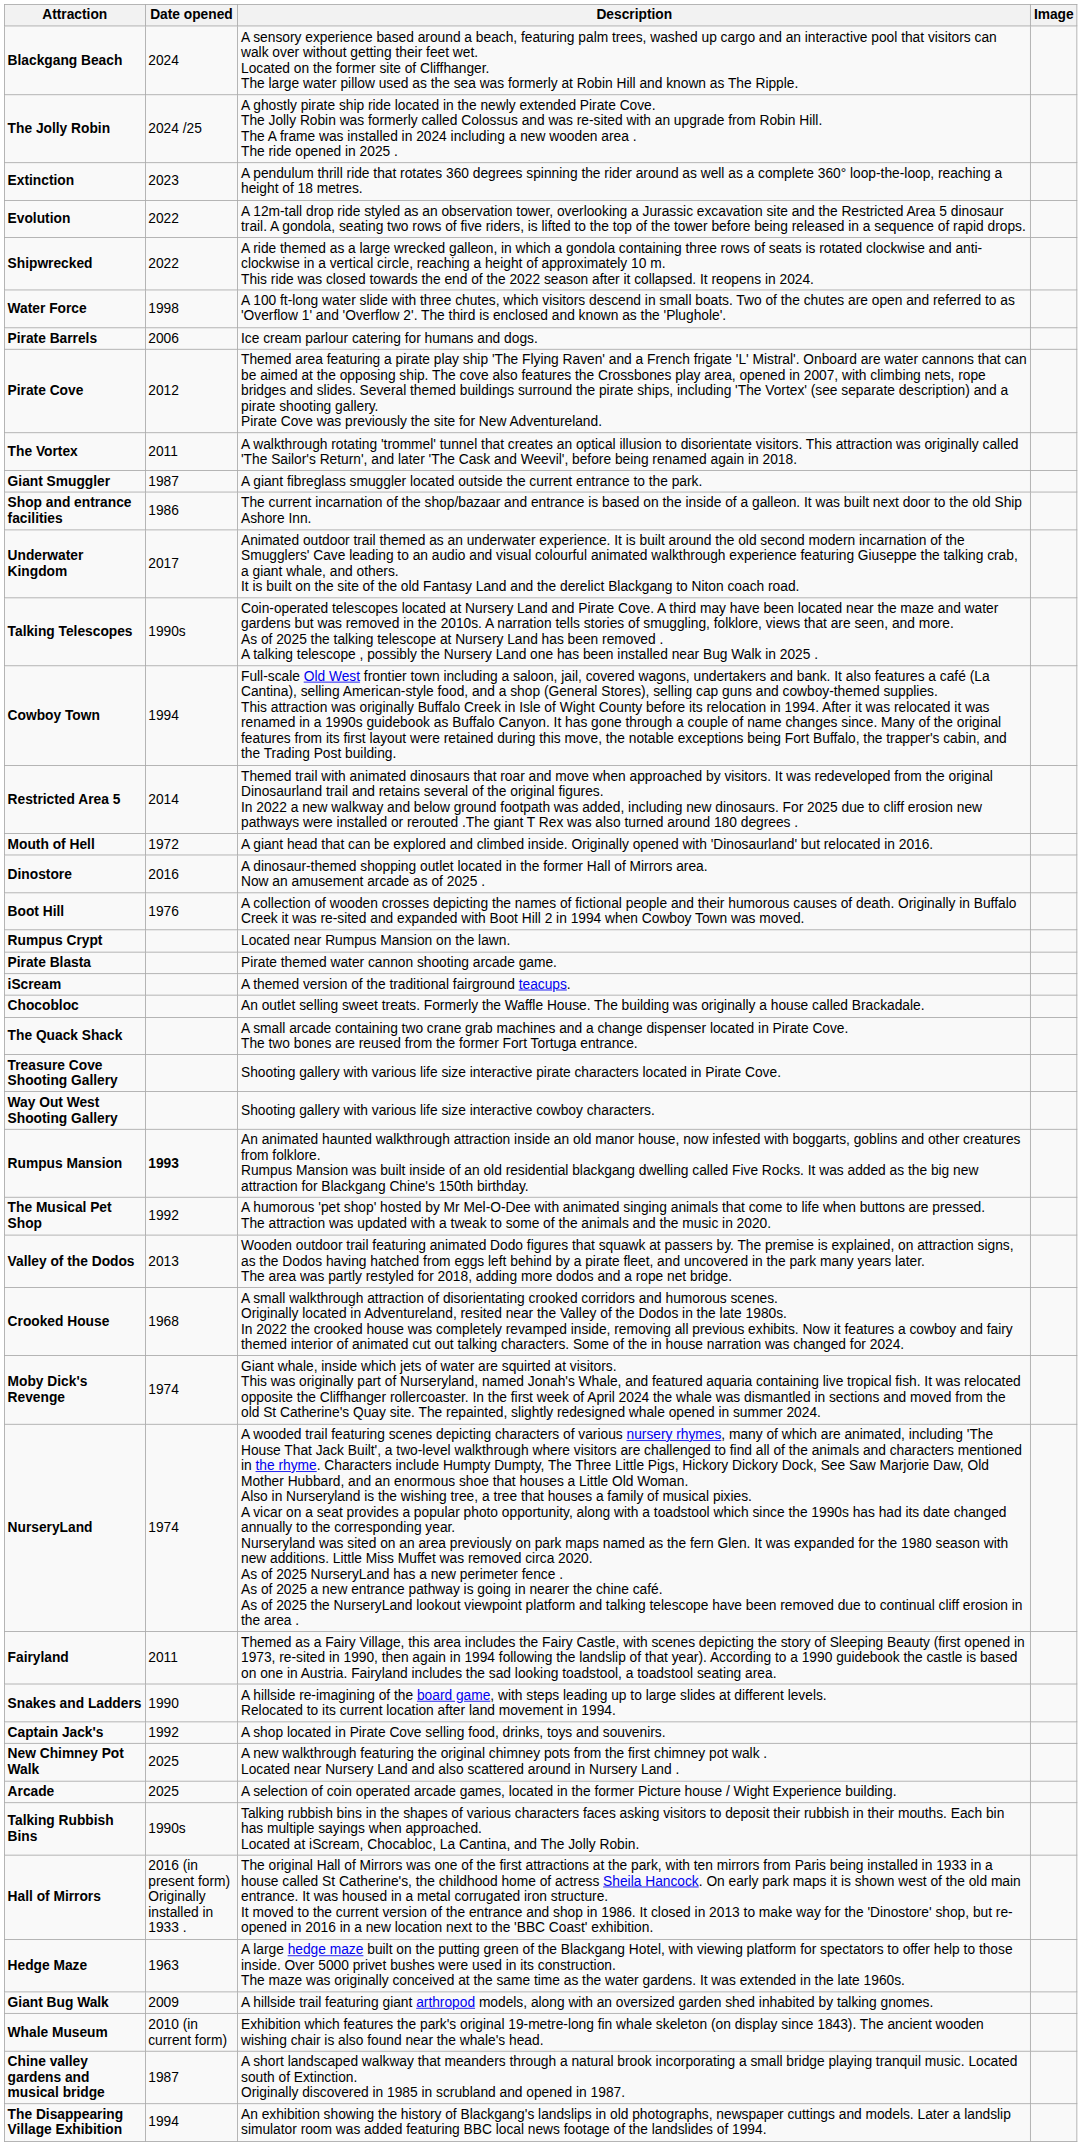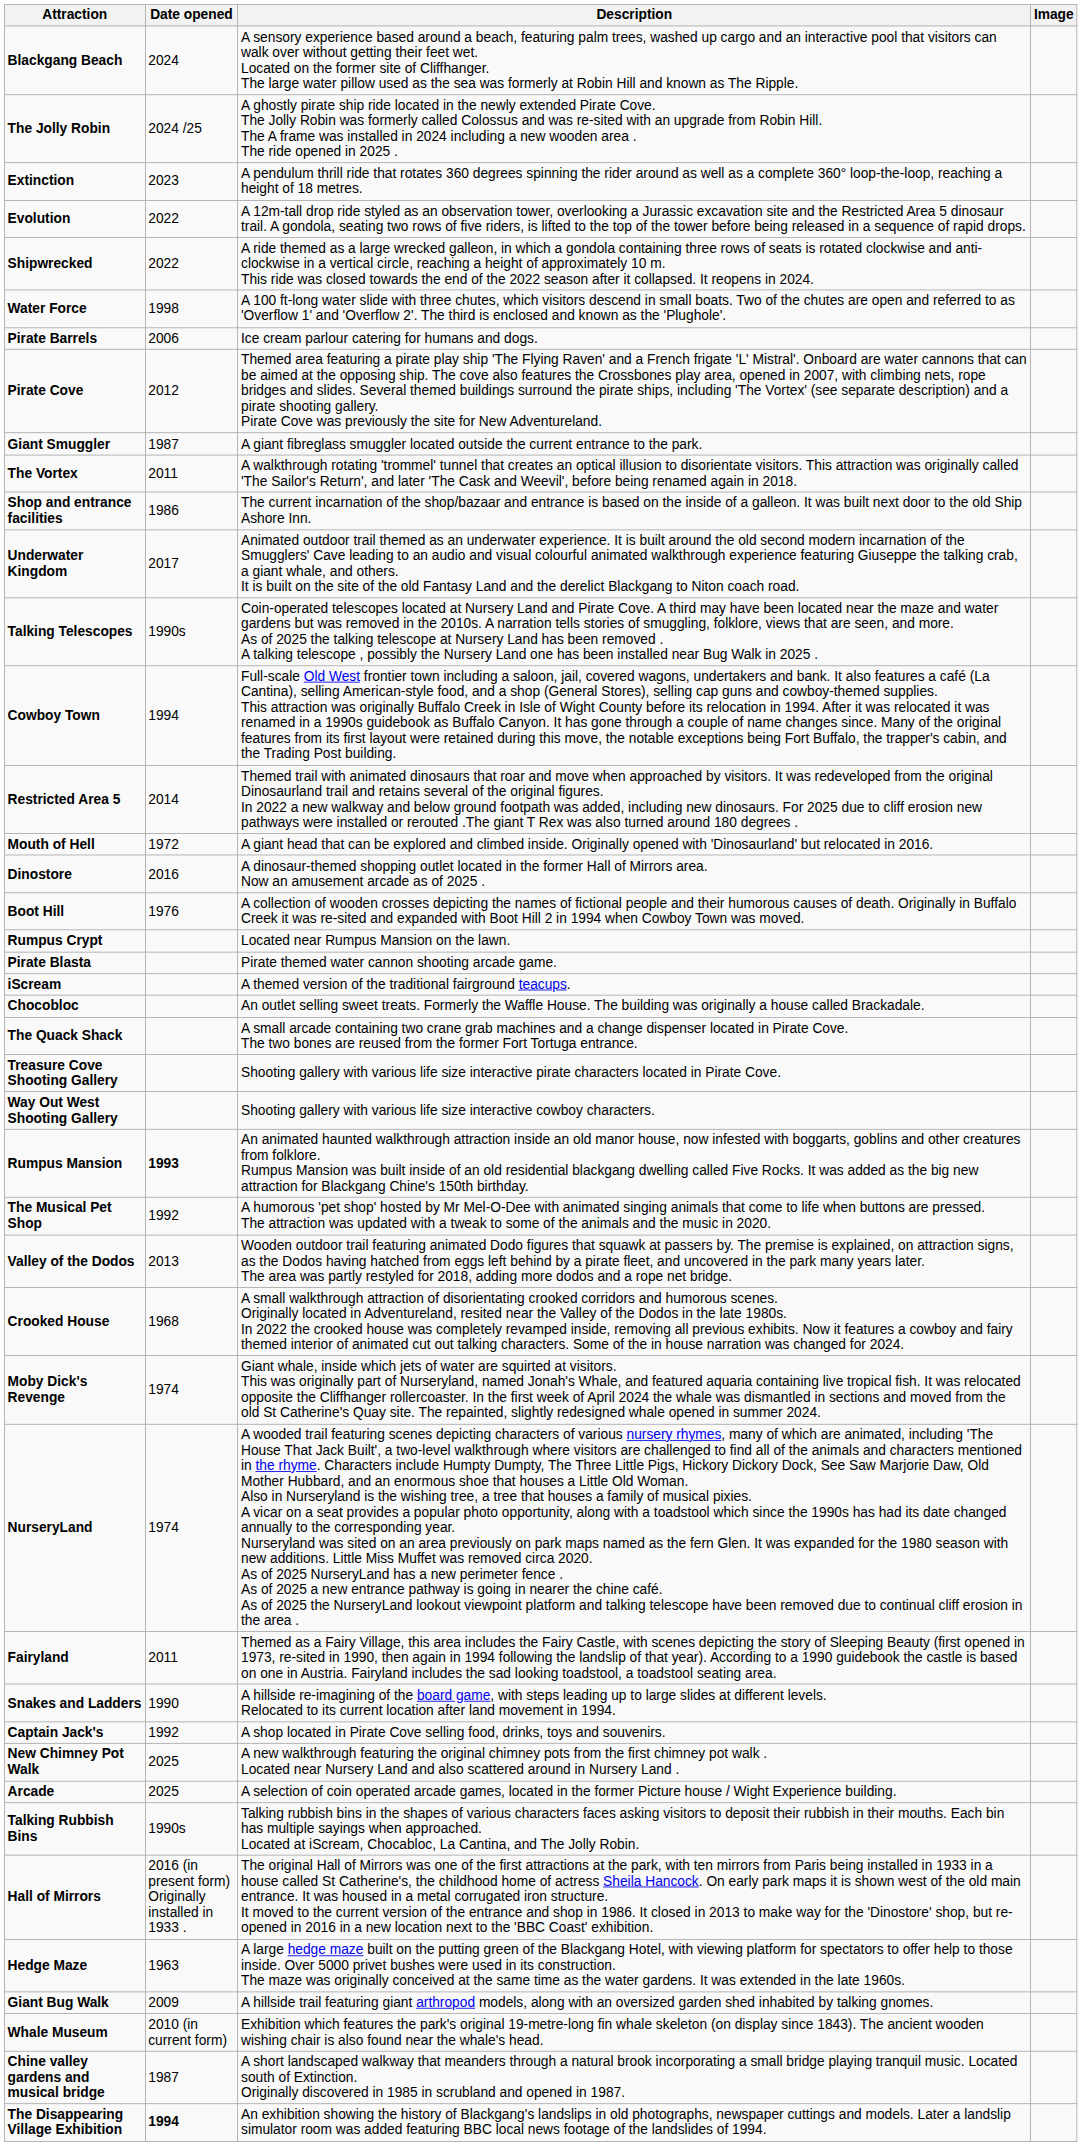rows swapped: (43, 451) <-> (59, 481)
(164, 2122) normal -> (164, 2122) bold
